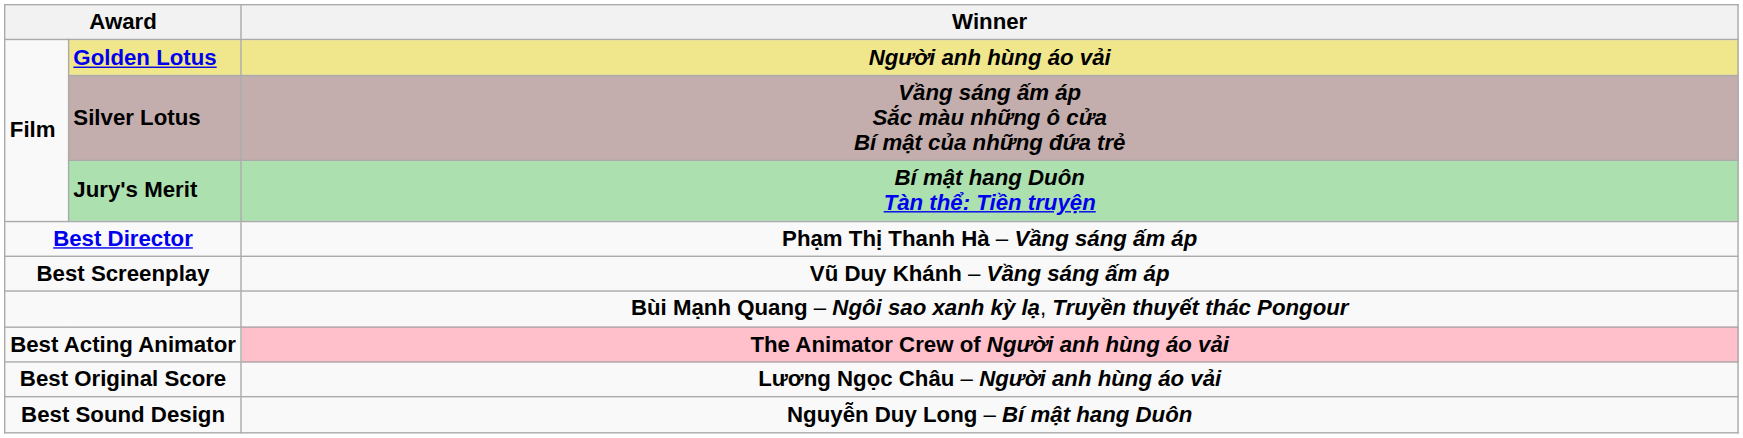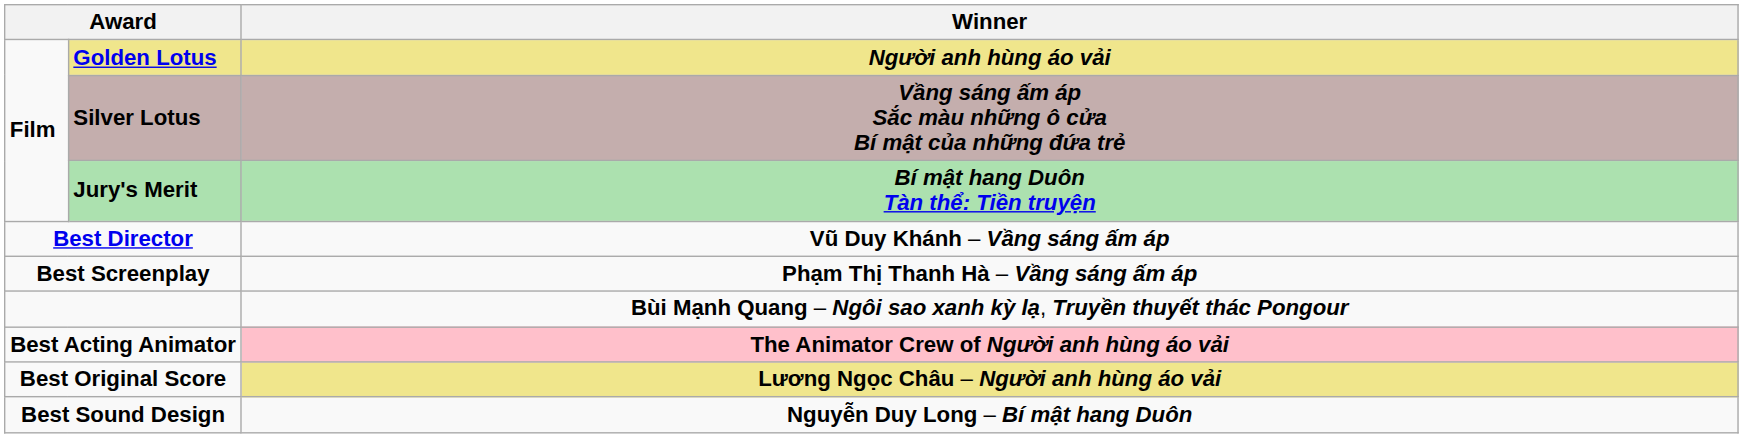(990, 238) Phạm Thị Thanh Hà – Vầng sáng ấm áp -> (990, 238) Vũ Duy Khánh – Vầng sáng ấm áp
(990, 273) Vũ Duy Khánh – Vầng sáng ấm áp -> (990, 273) Phạm Thị Thanh Hà – Vầng sáng ấm áp
(990, 379) no background -> (990, 379) khaki background
